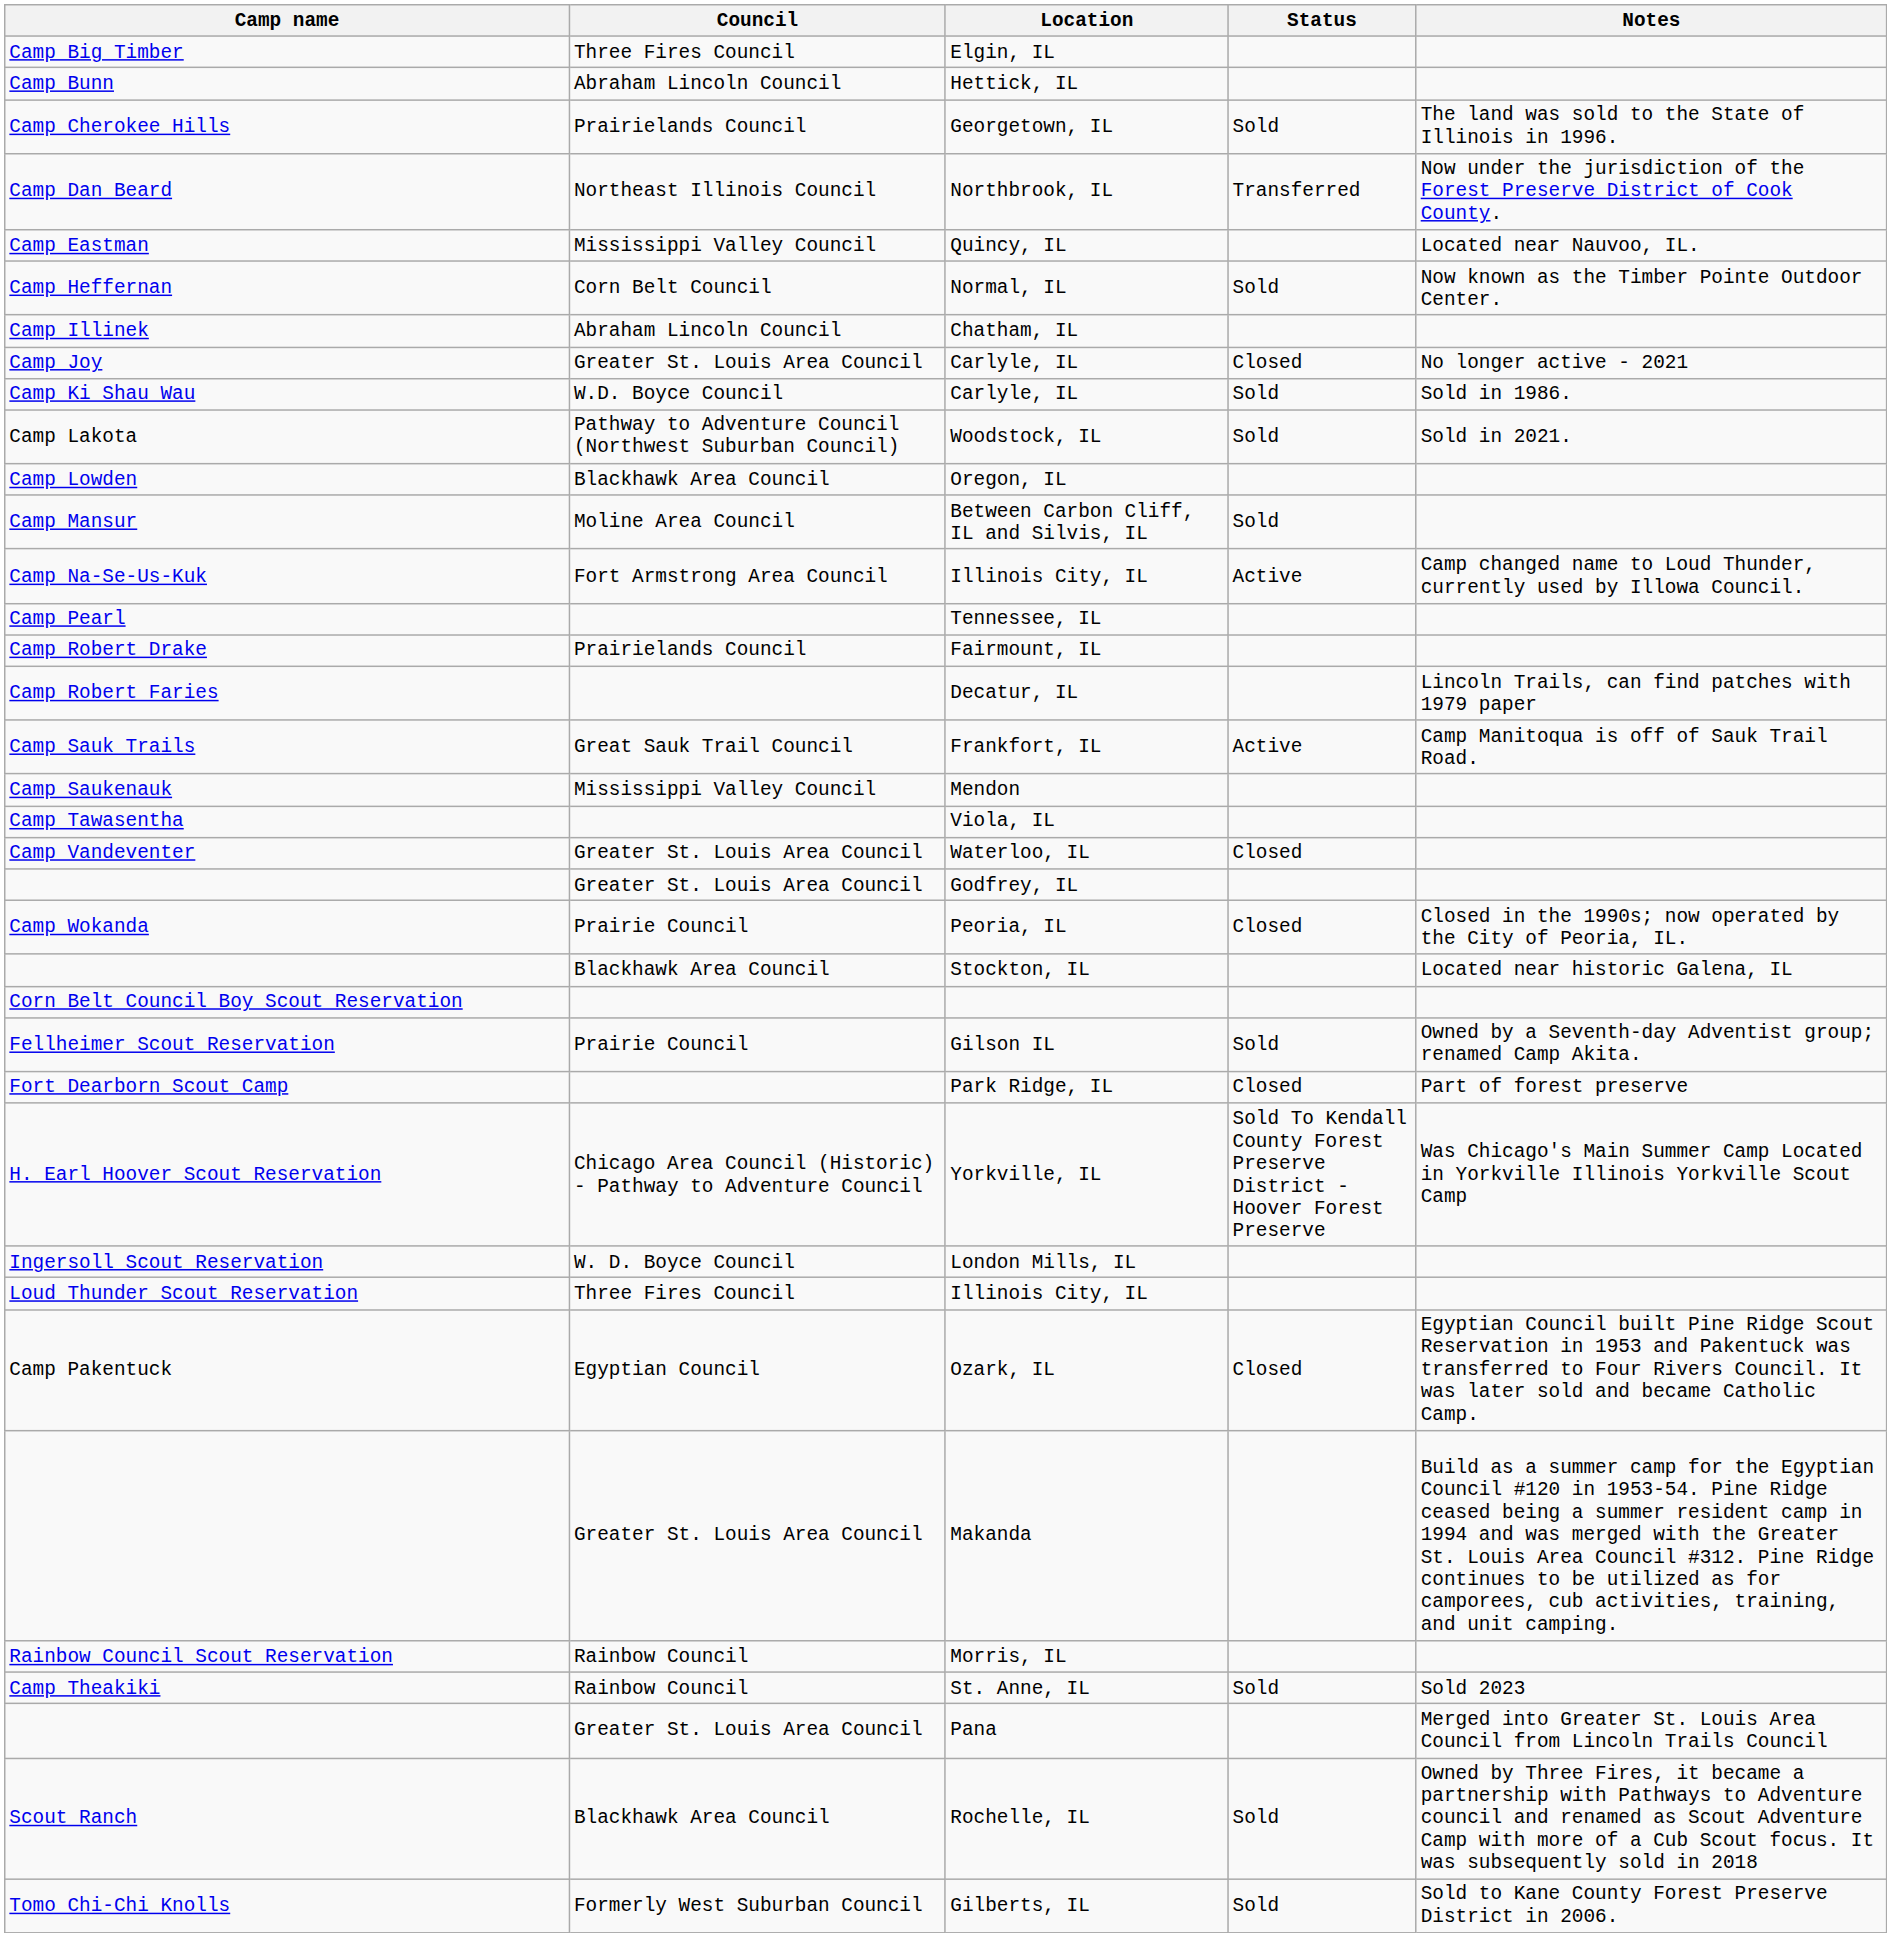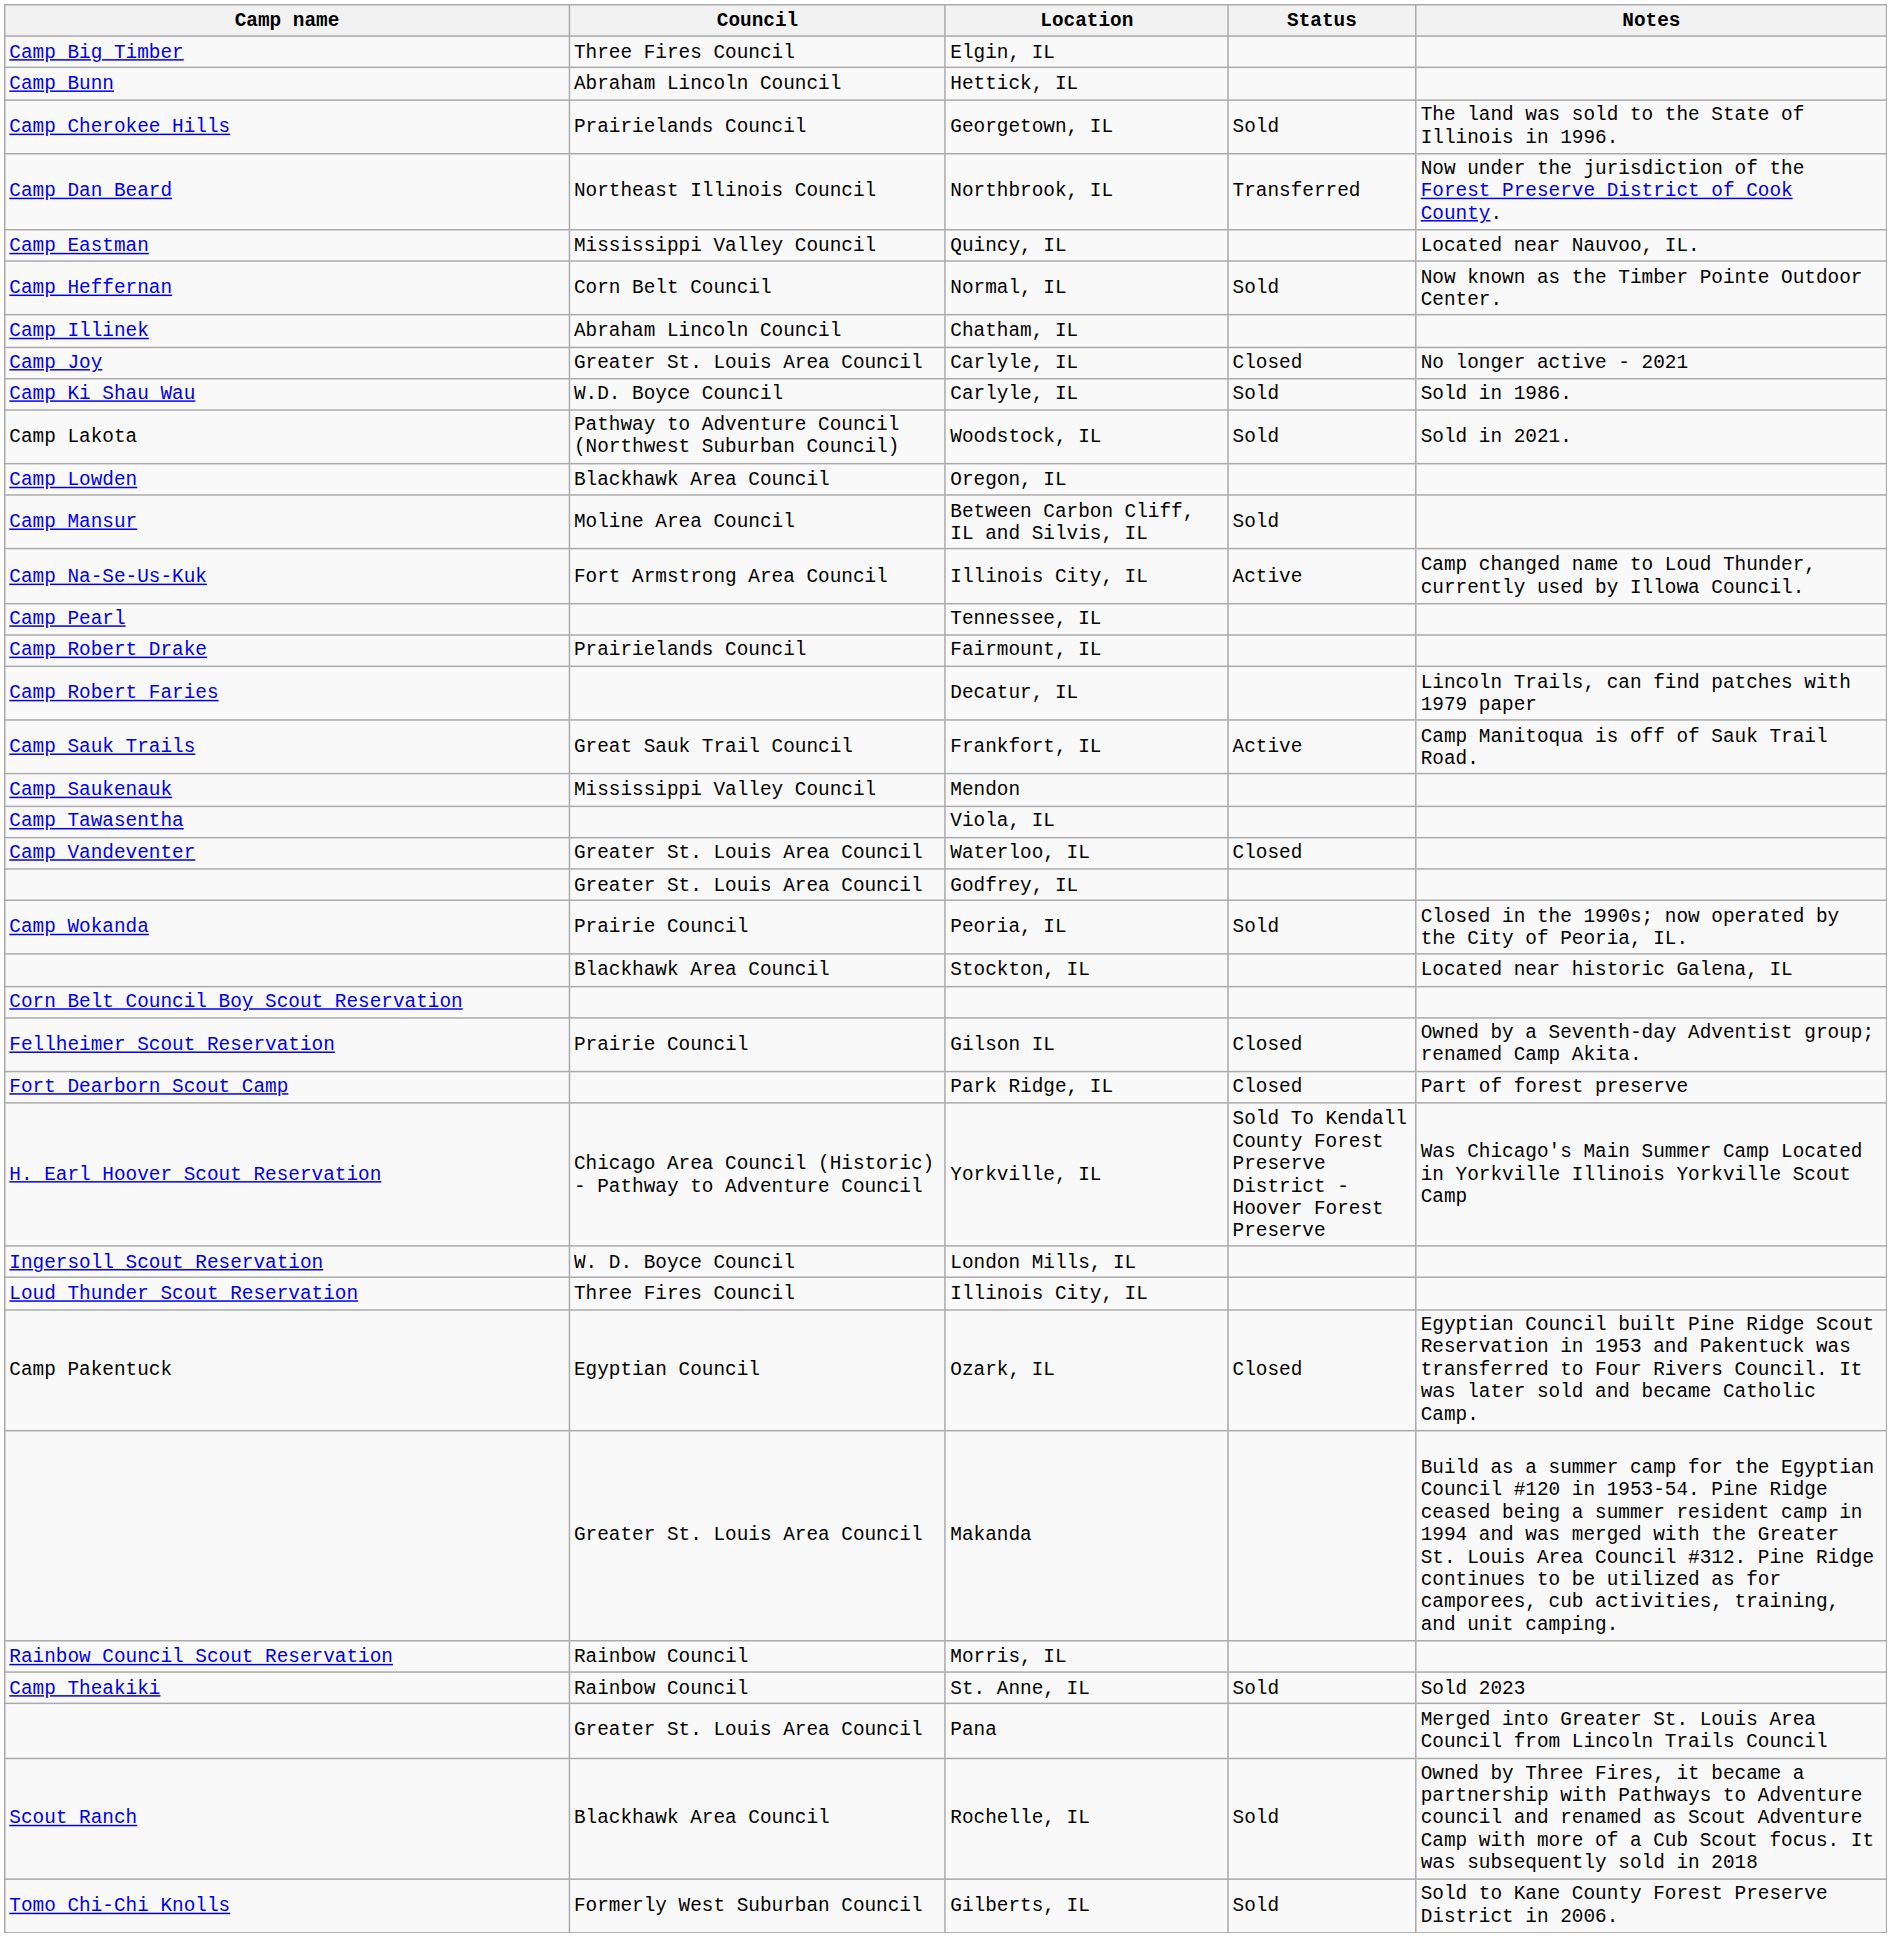(1267, 927) Closed -> (1256, 927) Sold
(1256, 1044) Sold -> (1267, 1044) Closed
